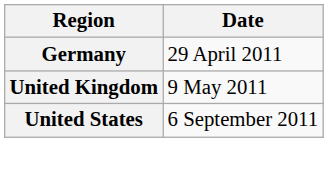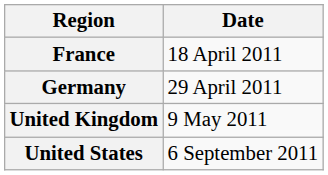+ row: (84, 53)
